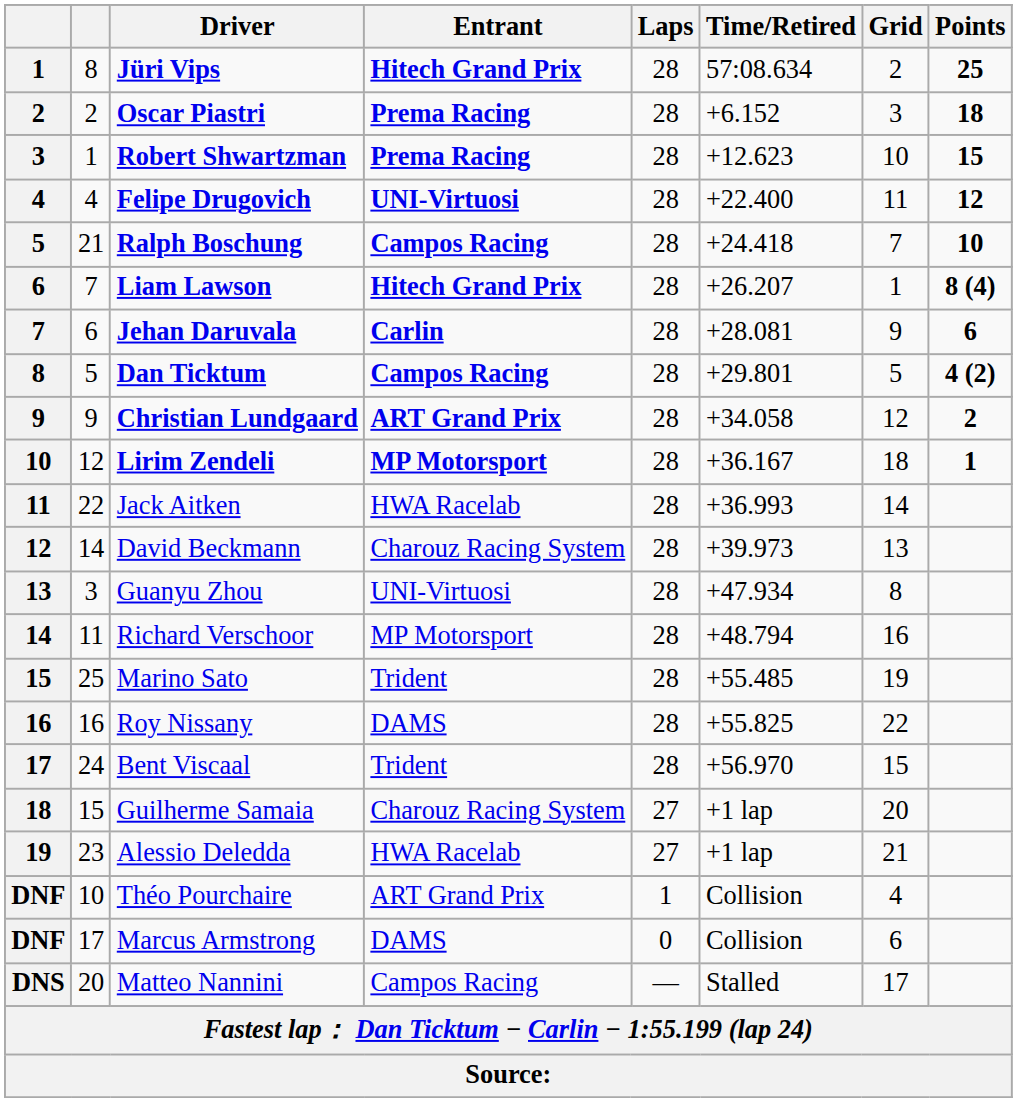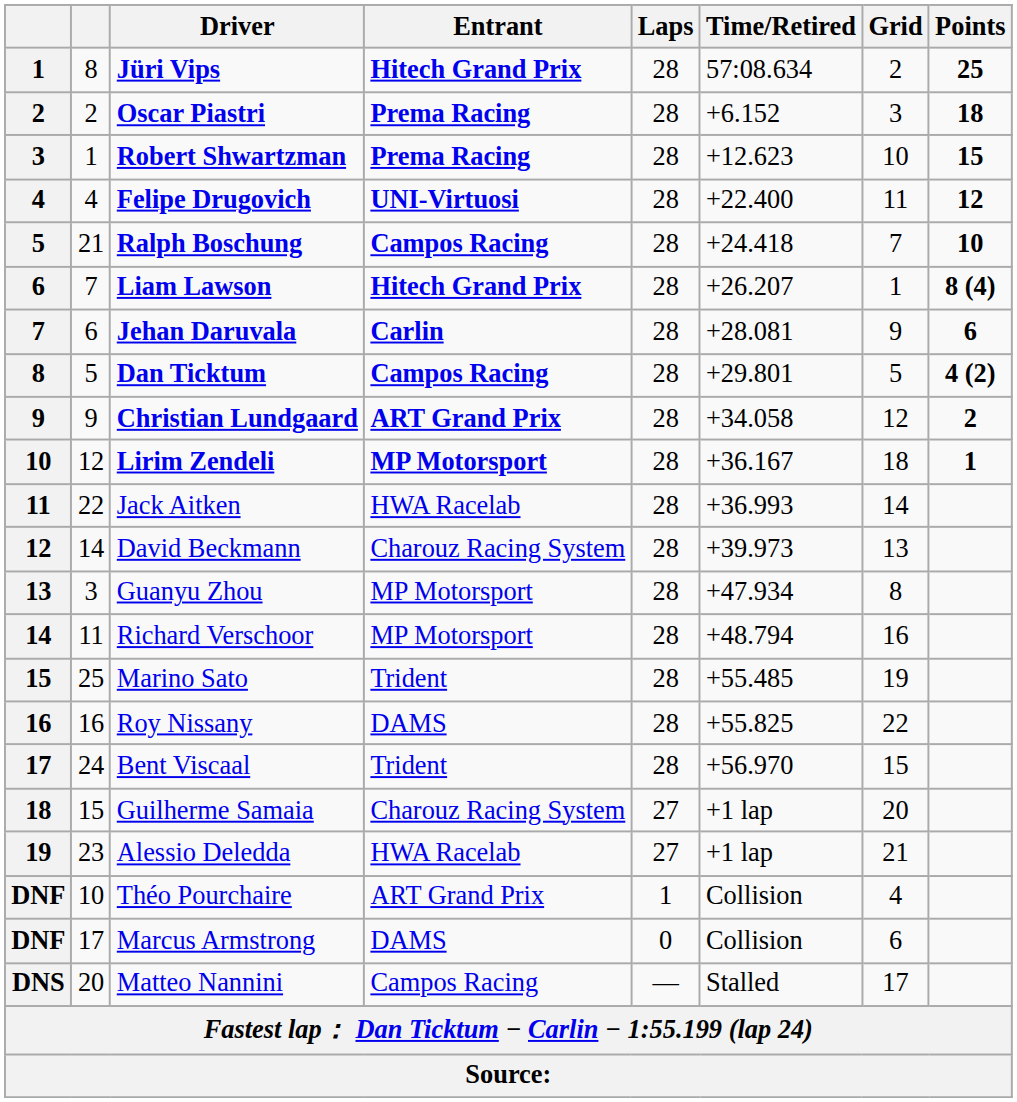(441, 591) UNI-Virtuosi -> (452, 591) MP Motorsport
